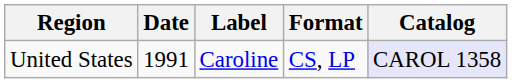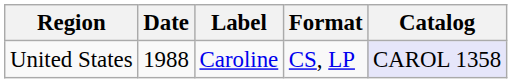(166, 58) 1991 -> (166, 58) 1988
